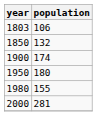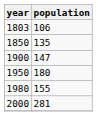(42, 42) 132 -> (42, 42) 135
(42, 58) 174 -> (42, 58) 147
